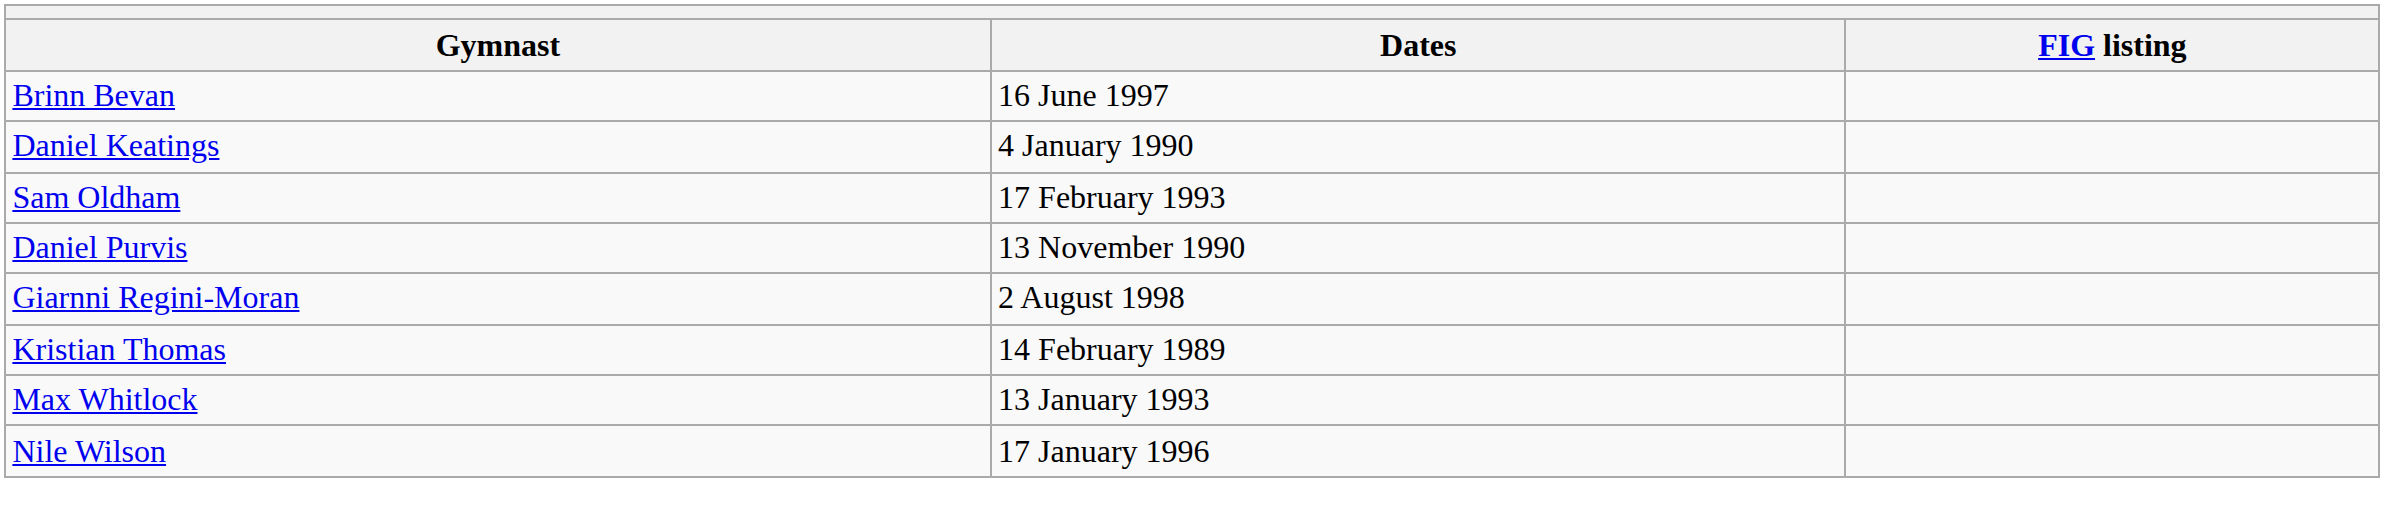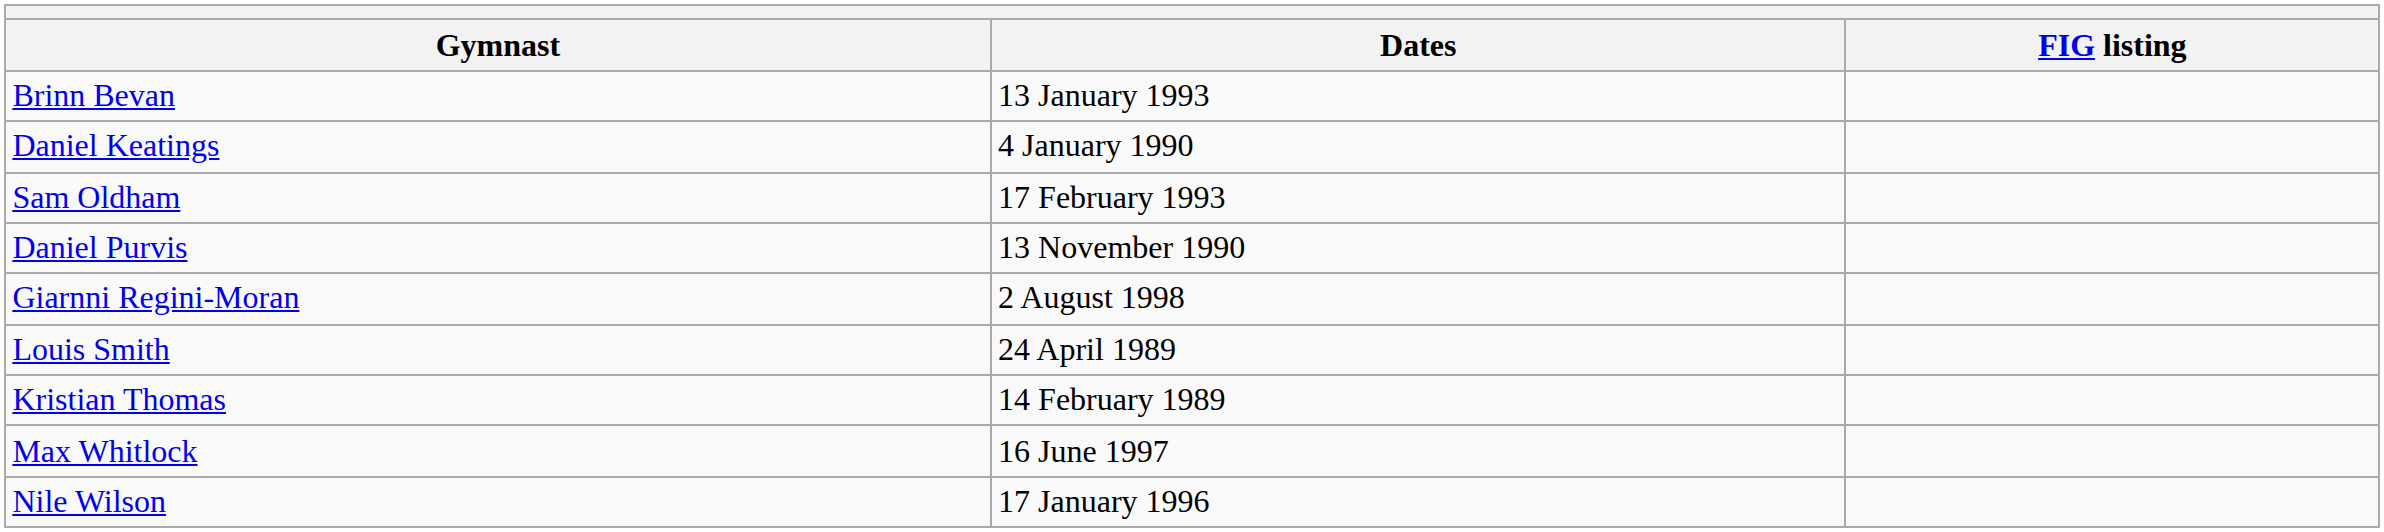(1083, 95) 16 June 1997 -> (1104, 95) 13 January 1993
+ row: (91, 349)
(1104, 399) 13 January 1993 -> (1083, 450) 16 June 1997
